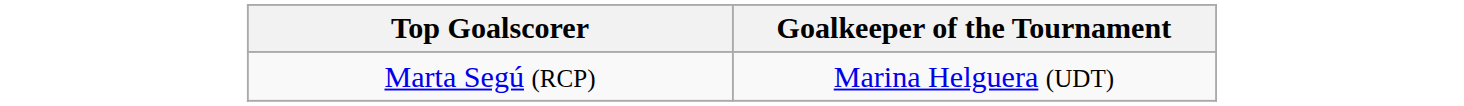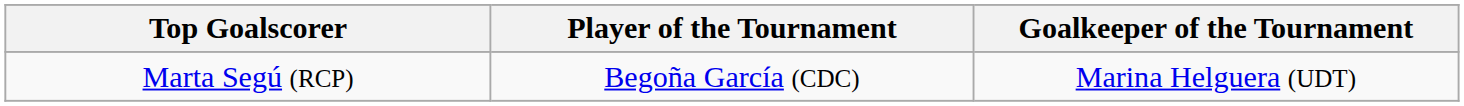+ column: (732, 28)
